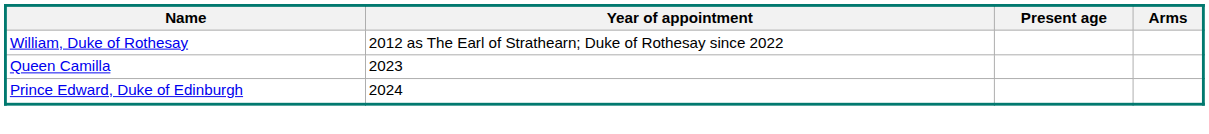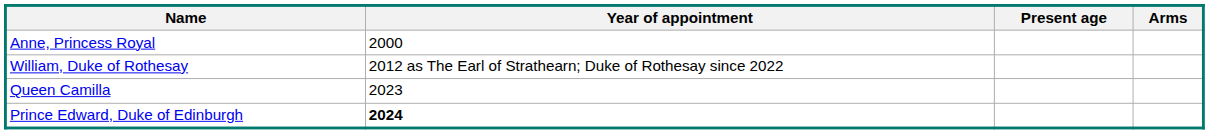+ row: (83, 42)
(386, 90) normal -> (386, 114) bold
